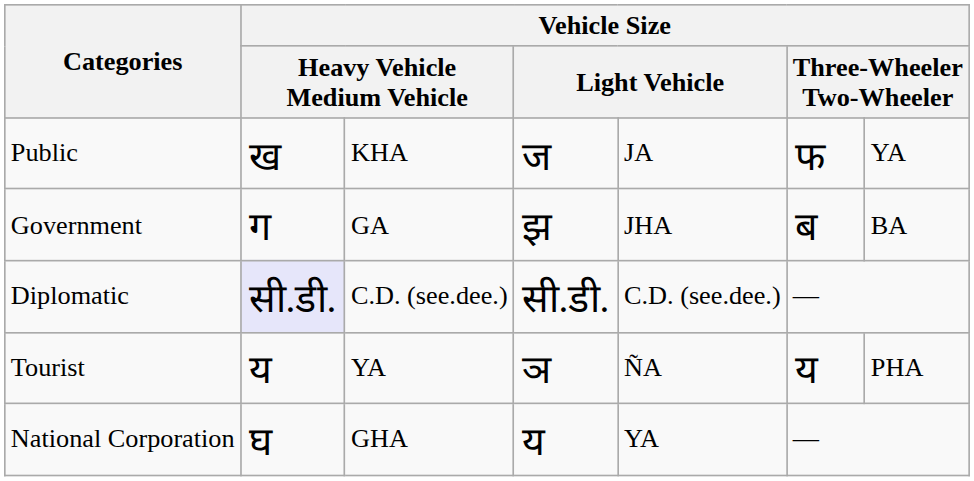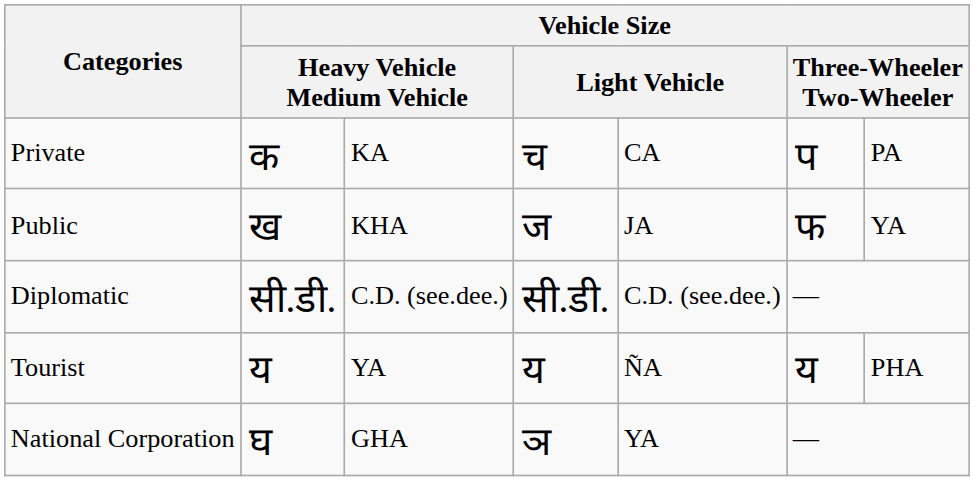+ row: (48, 152)
- row: (76, 224)
(293, 299) lavender background -> (293, 299) no background
(537, 370) ञ -> (534, 370) य
(534, 442) य -> (537, 442) ञ
